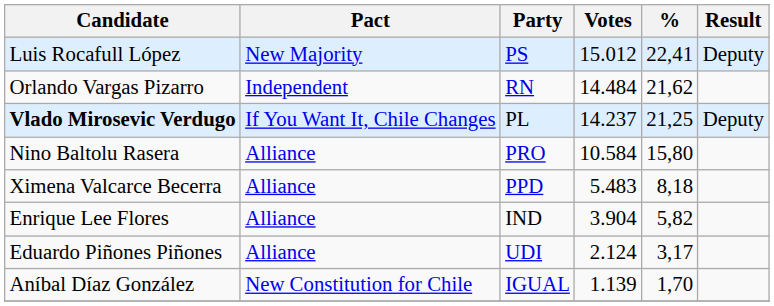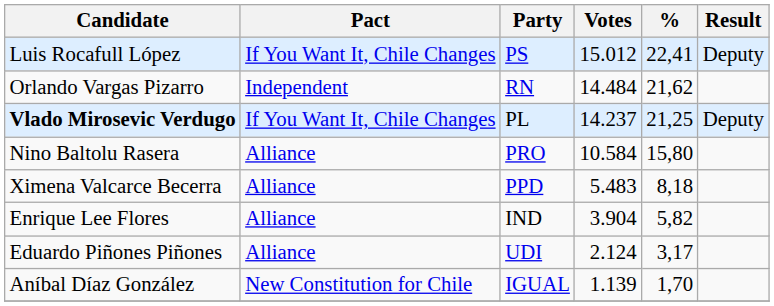(304, 53) New Majority -> (370, 53) If You Want It, Chile Changes
